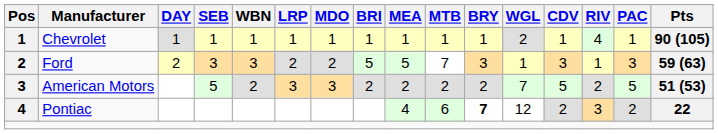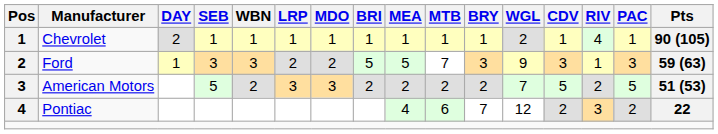(176, 39) 1 -> (176, 39) 2
(176, 63) 2 -> (176, 63) 1
(523, 63) 1 -> (523, 63) 9
(483, 109) bold -> (483, 109) normal
